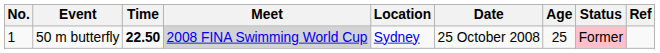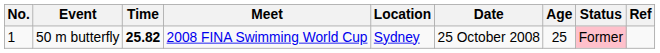(143, 37) 22.50 -> (143, 37) 25.82
(267, 37) lightgrey background -> (267, 37) no background
